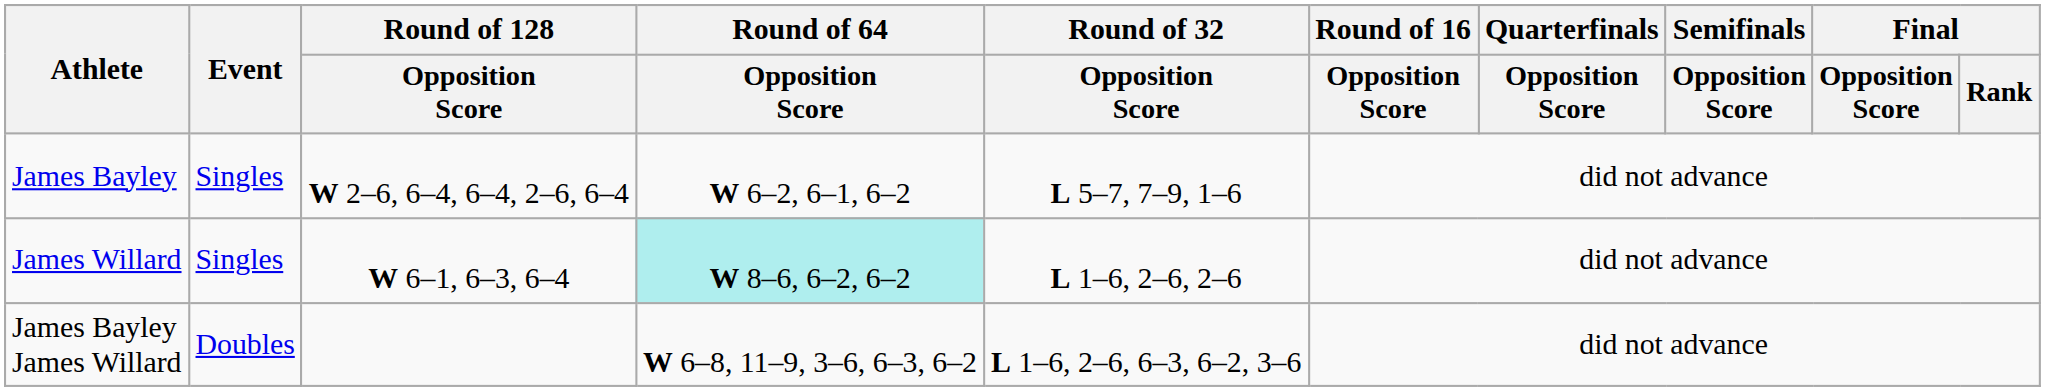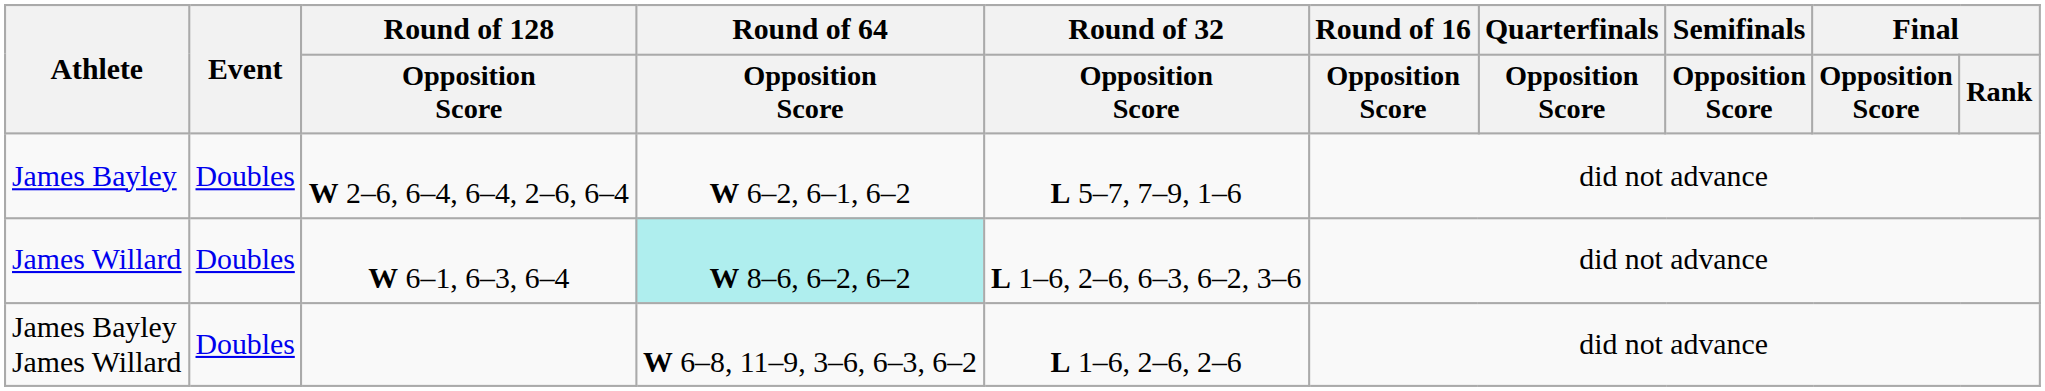(239, 175) Singles -> (245, 175) Doubles
(239, 260) Singles -> (245, 260) Doubles
(1146, 277) L 1–6, 2–6, 2–6 -> (1146, 277) L 1–6, 2–6, 6–3, 6–2, 3–6
(1146, 362) L 1–6, 2–6, 6–3, 6–2, 3–6 -> (1146, 362) L 1–6, 2–6, 2–6
